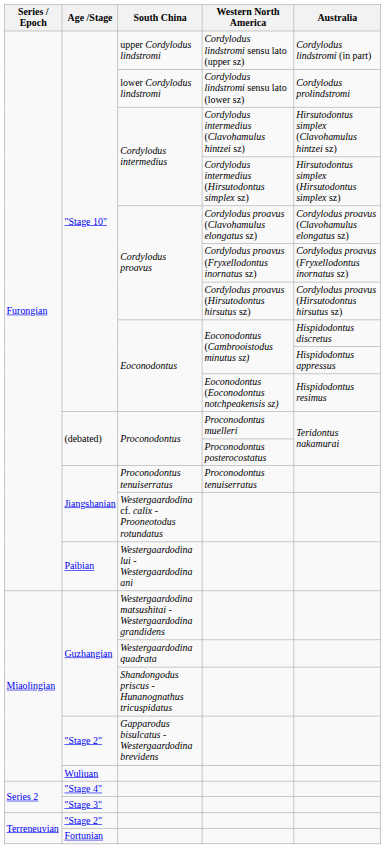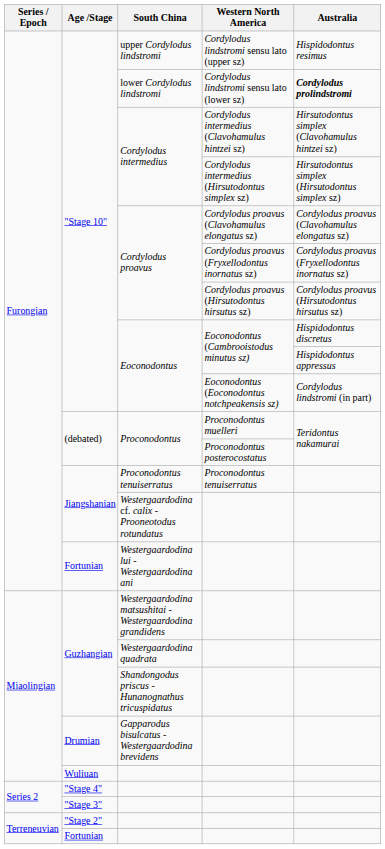(334, 50) Cordylodus lindstromi (in part) -> (325, 50) Hispidodontus resimus
(323, 88) normal -> (324, 88) bold
(325, 392) Hispidodontus resimus -> (334, 392) Cordylodus lindstromi (in part)
(79, 566) Paibian -> (84, 566) Fortunian
(83, 740) "Stage 2" -> (82, 740) Drumian
